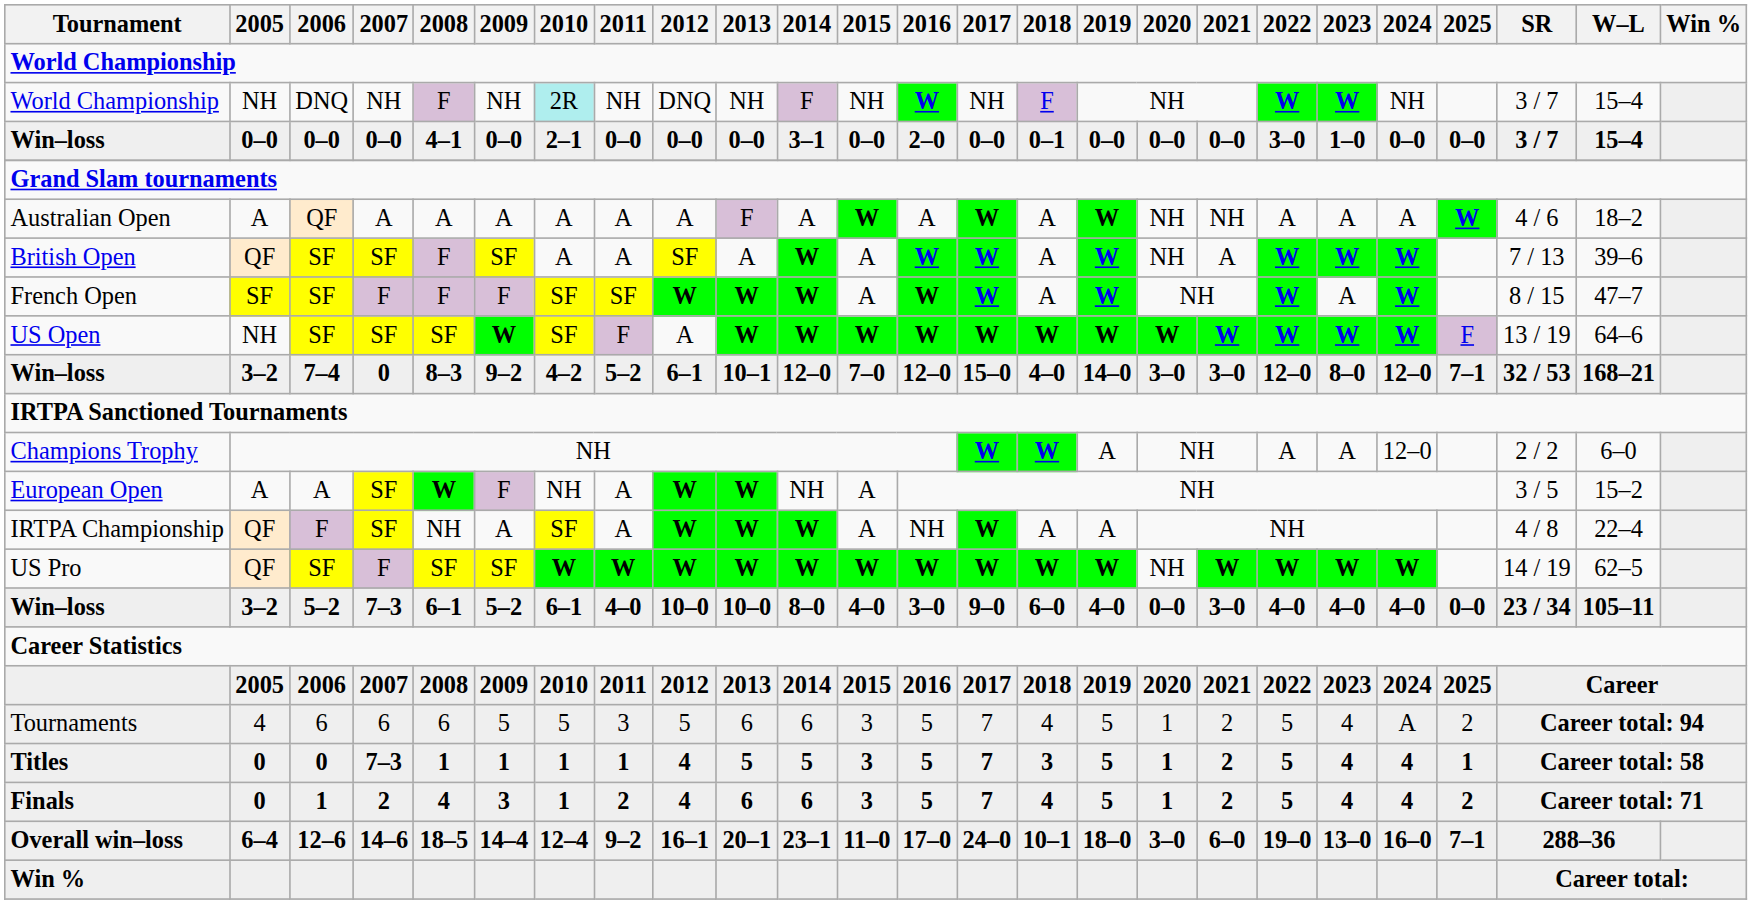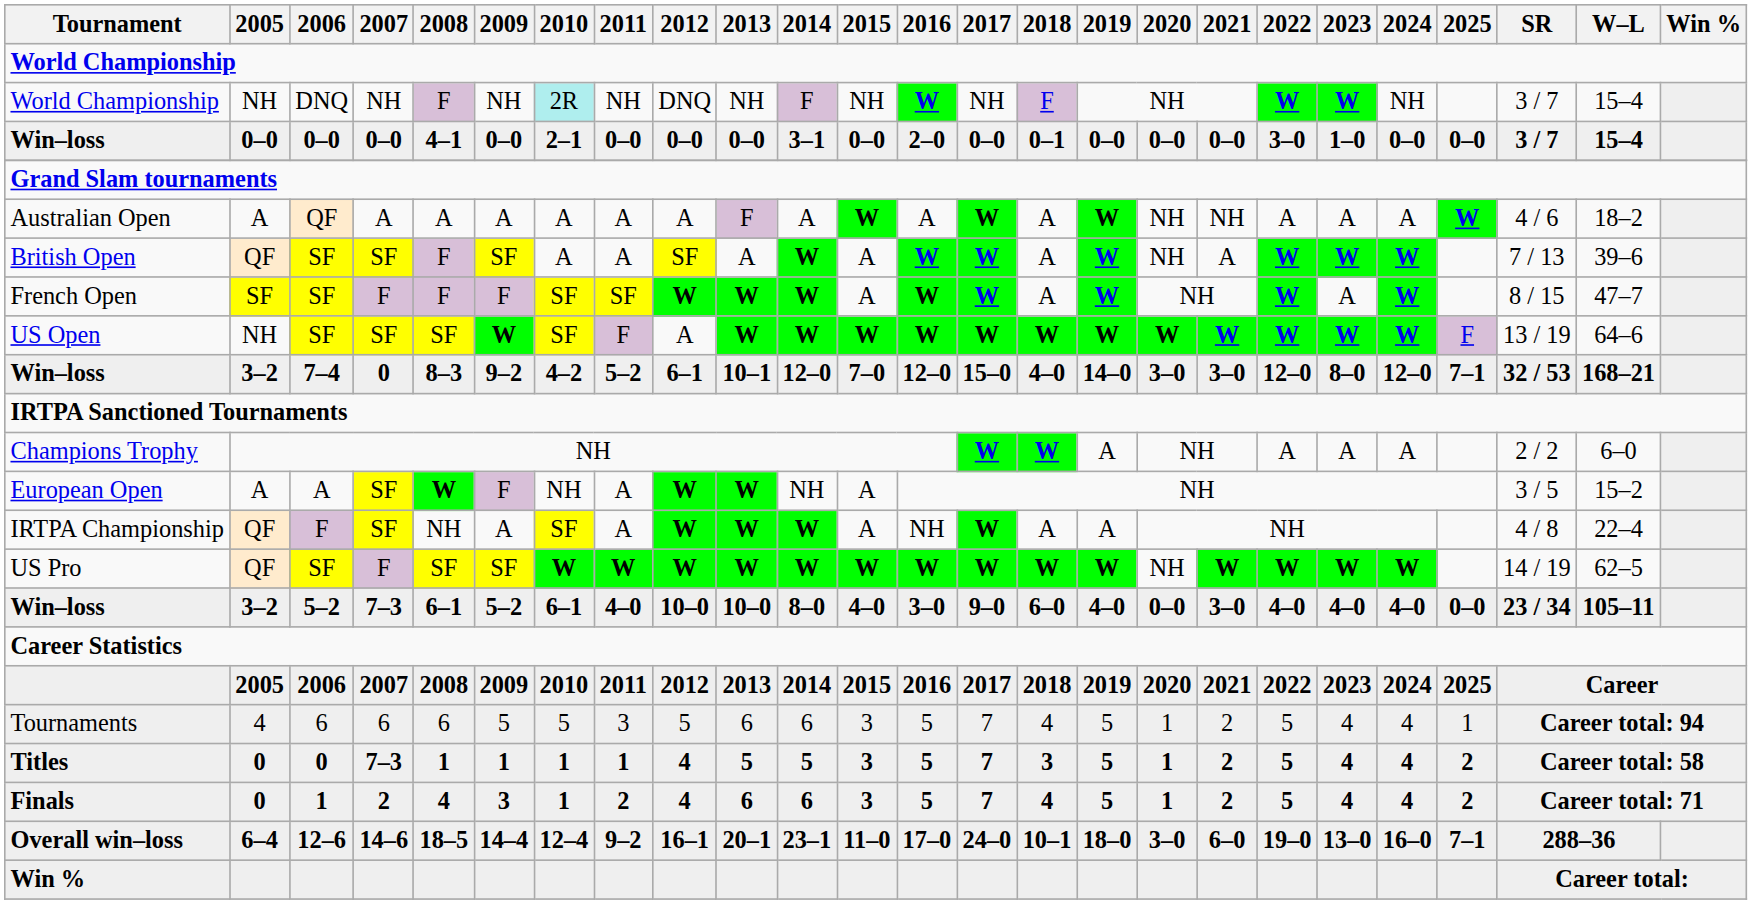(1407, 451) 12–0 -> (1407, 451) A
(1407, 723) A -> (1407, 723) 4
(1467, 723) 2 -> (1467, 723) 1
(1467, 762) 1 -> (1467, 762) 2
